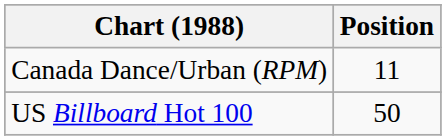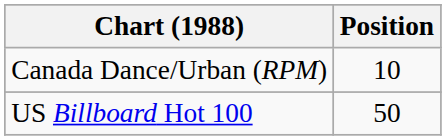(387, 69) 11 -> (387, 69) 10
